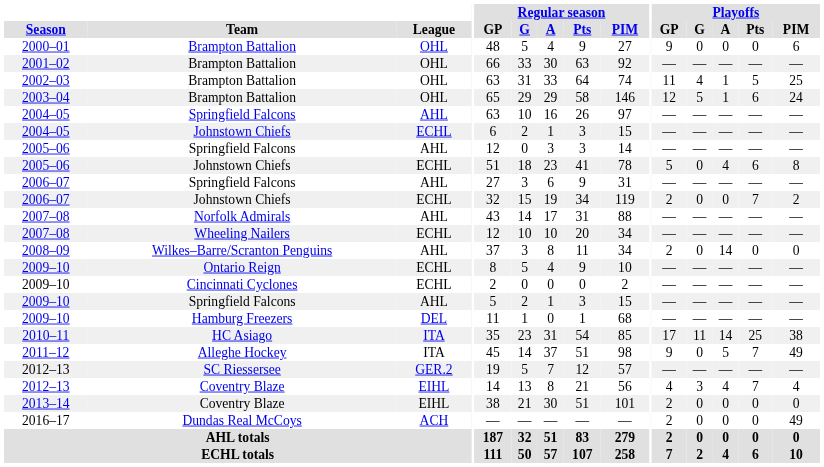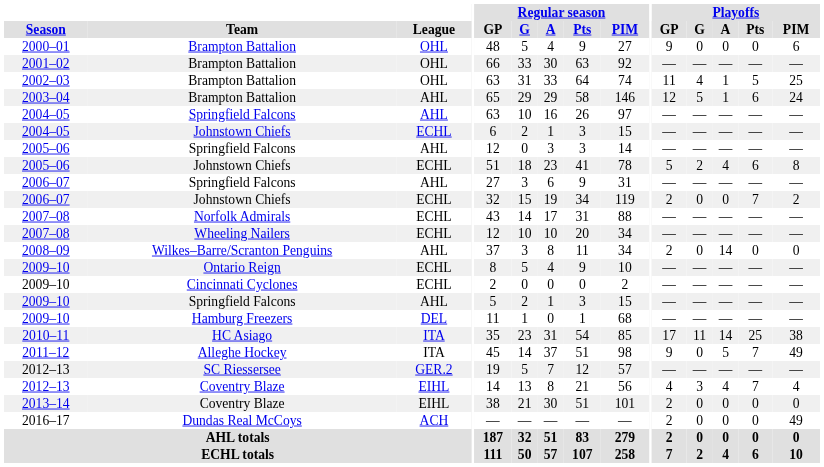(434, 97) OHL -> (434, 97) AHL
(700, 165) 0 -> (700, 165) 2
(434, 216) AHL -> (434, 216) ECHL
